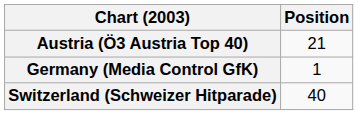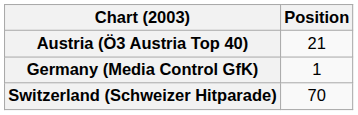(317, 95) 40 -> (317, 95) 70
